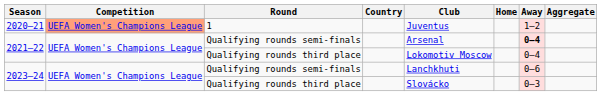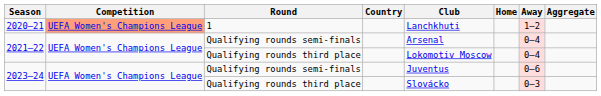(428, 26) Juventus -> (433, 26) Lanchkhuti
(532, 40) bold -> (532, 40) normal
(433, 69) Lanchkhuti -> (428, 69) Juventus
